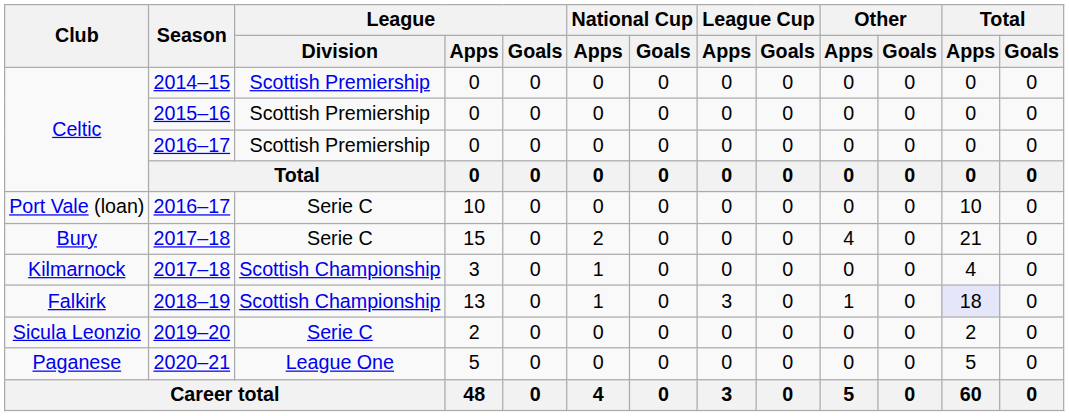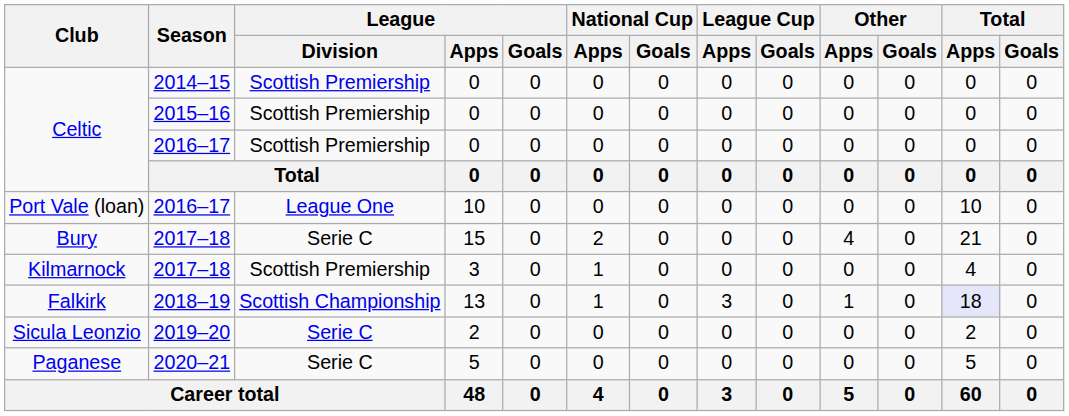(340, 207) Serie C -> (340, 207) League One
(340, 269) Scottish Championship -> (340, 269) Scottish Premiership
(340, 363) League One -> (340, 363) Serie C
